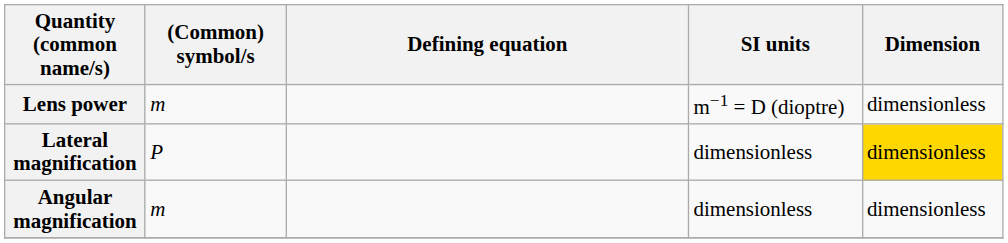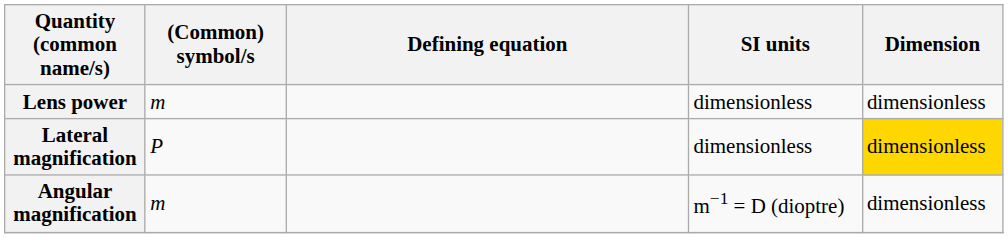(769, 104) m−1 = D (dioptre) -> (753, 101) dimensionless
(753, 209) dimensionless -> (769, 203) m−1 = D (dioptre)
